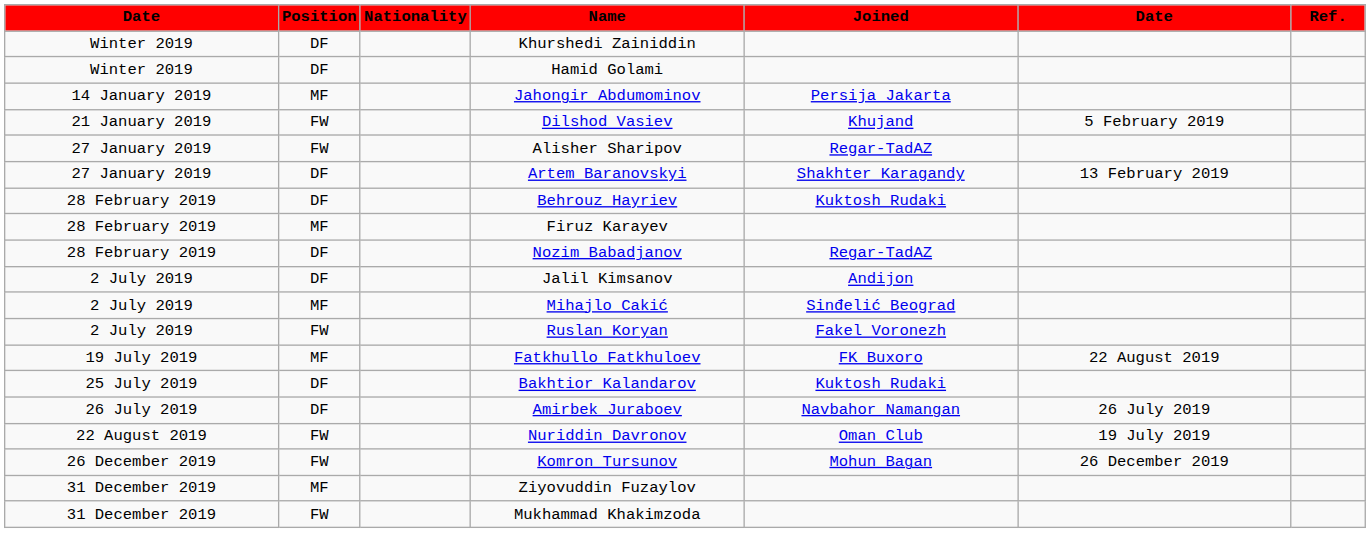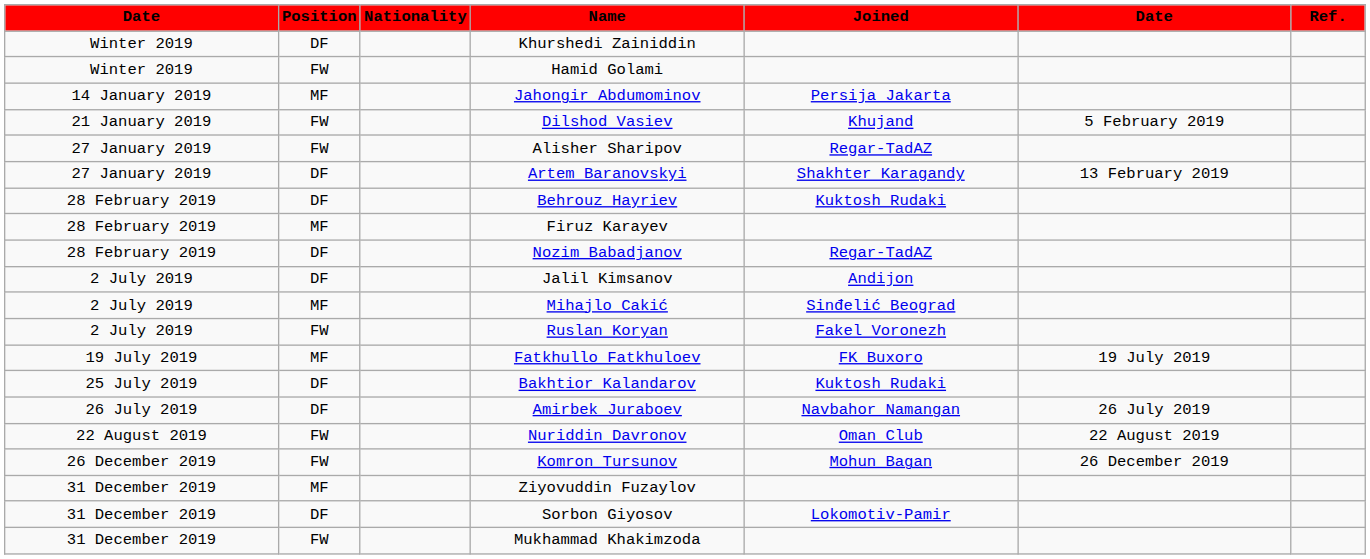(319, 70) DF -> (319, 70) FW
(1154, 357) 22 August 2019 -> (1154, 357) 19 July 2019
(1154, 436) 19 July 2019 -> (1154, 436) 22 August 2019
+ row: (607, 514)
